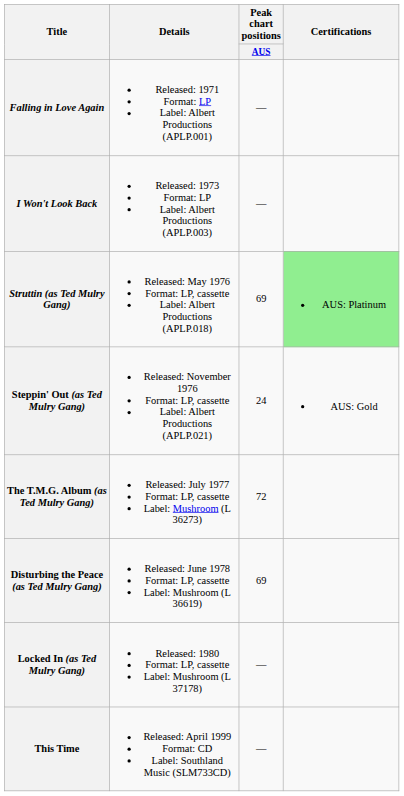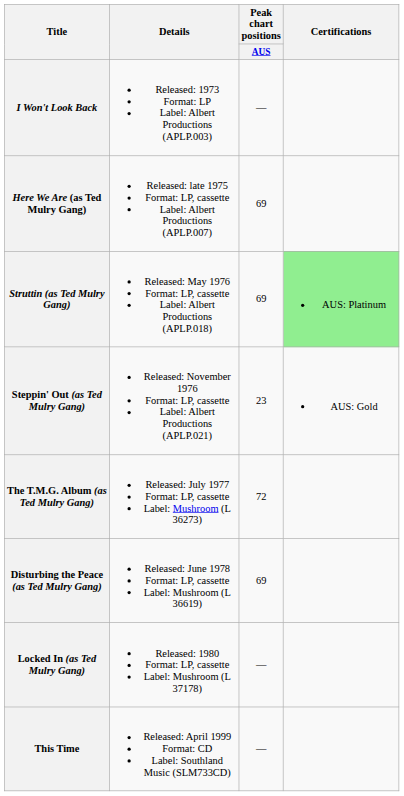- row: (57, 107)
+ row: (57, 203)
(261, 400) 24 -> (261, 400) 23
